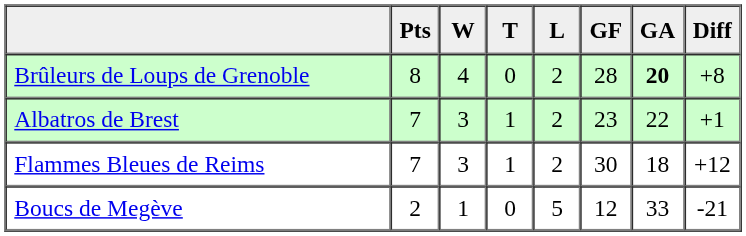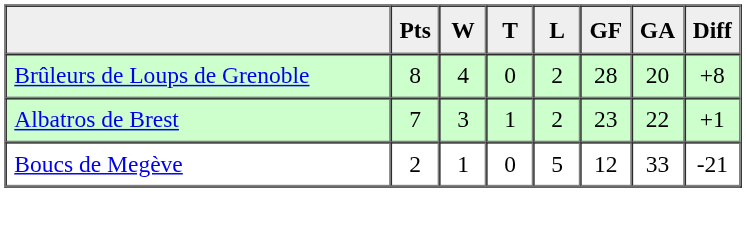(657, 75) bold -> (657, 75) normal
- row: (139, 163)
